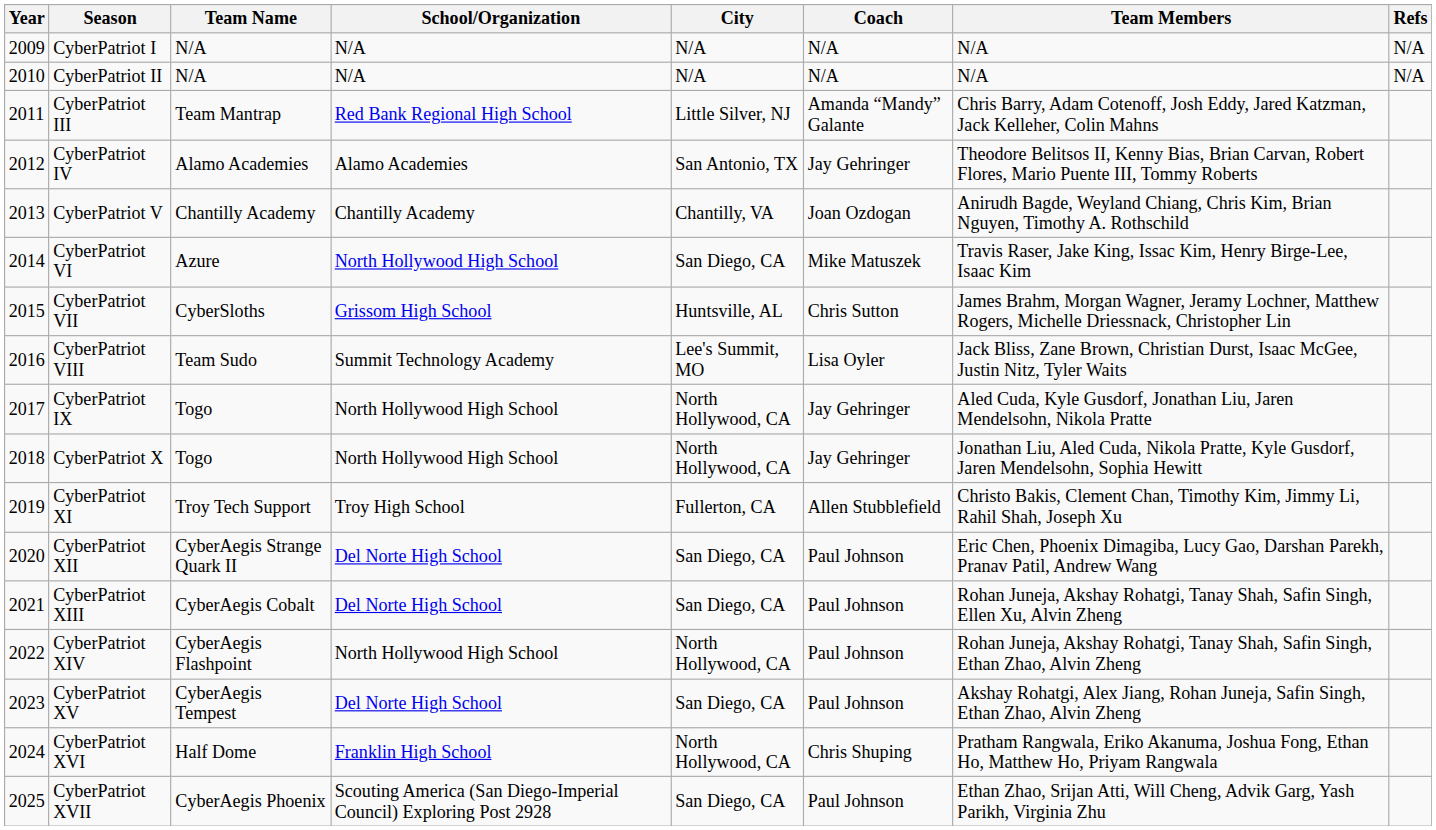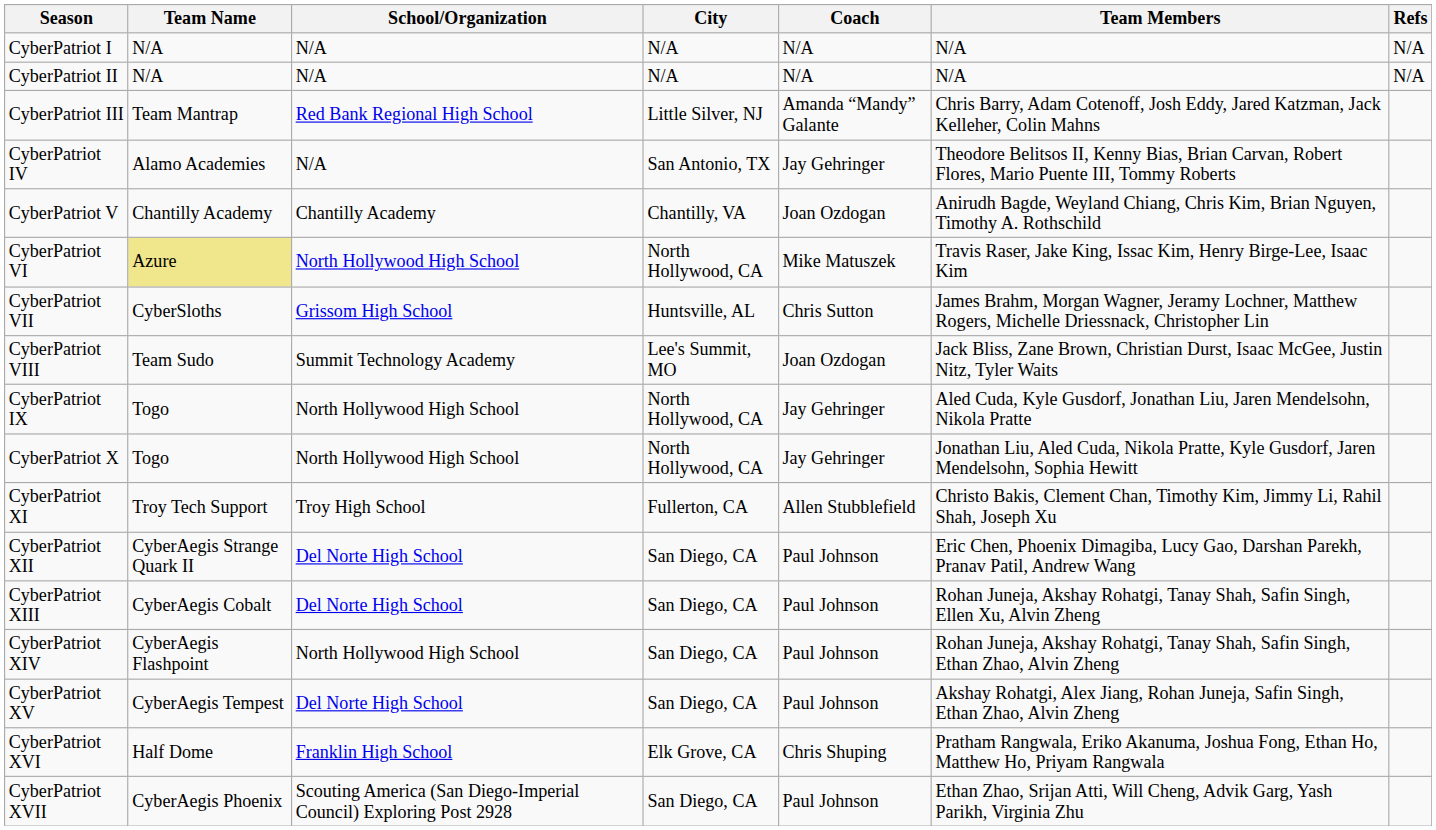- column: (27, 18)
(401, 164) Alamo Academies -> (311, 164) N/A
(197, 262) no background -> (154, 262) khaki background
(730, 262) San Diego, CA -> (705, 262) North Hollywood, CA
(846, 360) Lisa Oyler -> (834, 360) Joan Ozdogan
(733, 654) North Hollywood, CA -> (703, 654) San Diego, CA
(733, 752) North Hollywood, CA -> (702, 752) Elk Grove, CA
